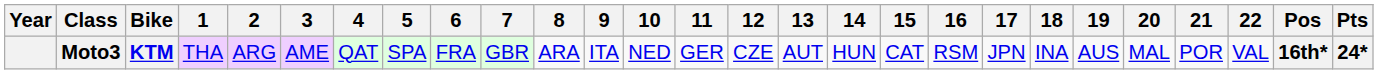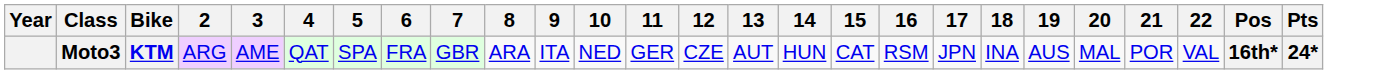- column: (203, 20)
